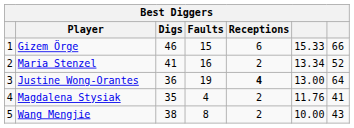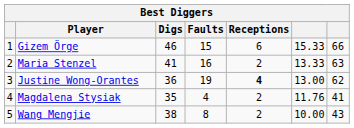(309, 63) 13.34 -> (309, 63) 13.33
(338, 63) 52 -> (338, 63) 63
(338, 80) 64 -> (338, 80) 62
